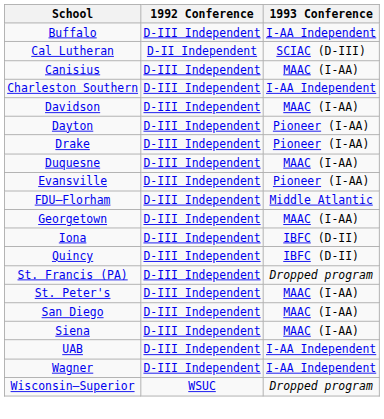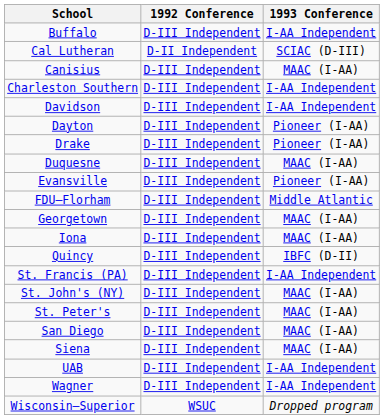(321, 107) MAAC (I-AA) -> (321, 107) I-AA Independent
(321, 238) IBFC (D-II) -> (321, 238) MAAC (I-AA)
(321, 275) Dropped program -> (321, 275) I-AA Independent
+ row: (73, 293)
